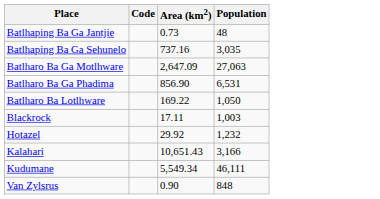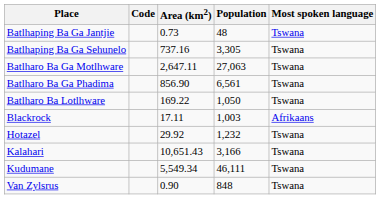+ column: (322, 14)
(229, 49) 3,035 -> (229, 49) 3,305
(179, 66) 2,647.09 -> (178, 66) 2,647.11
(229, 83) 6,531 -> (229, 83) 6,561
